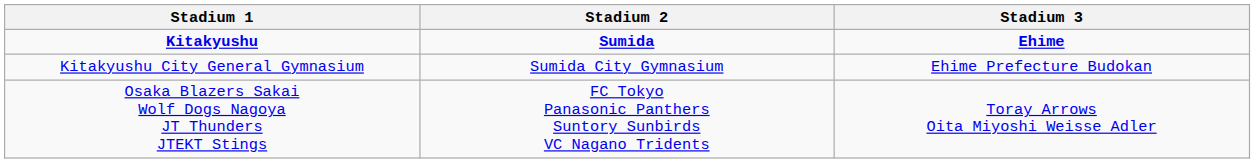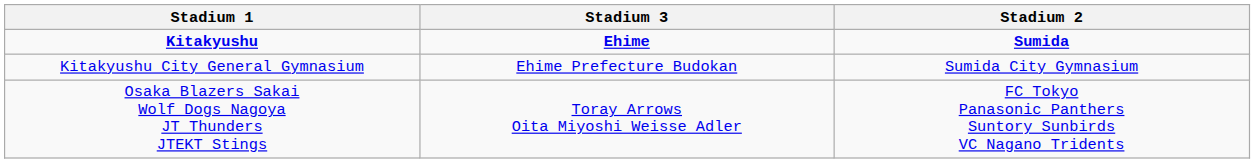columns swapped: (627, 17) <-> (1042, 17)
